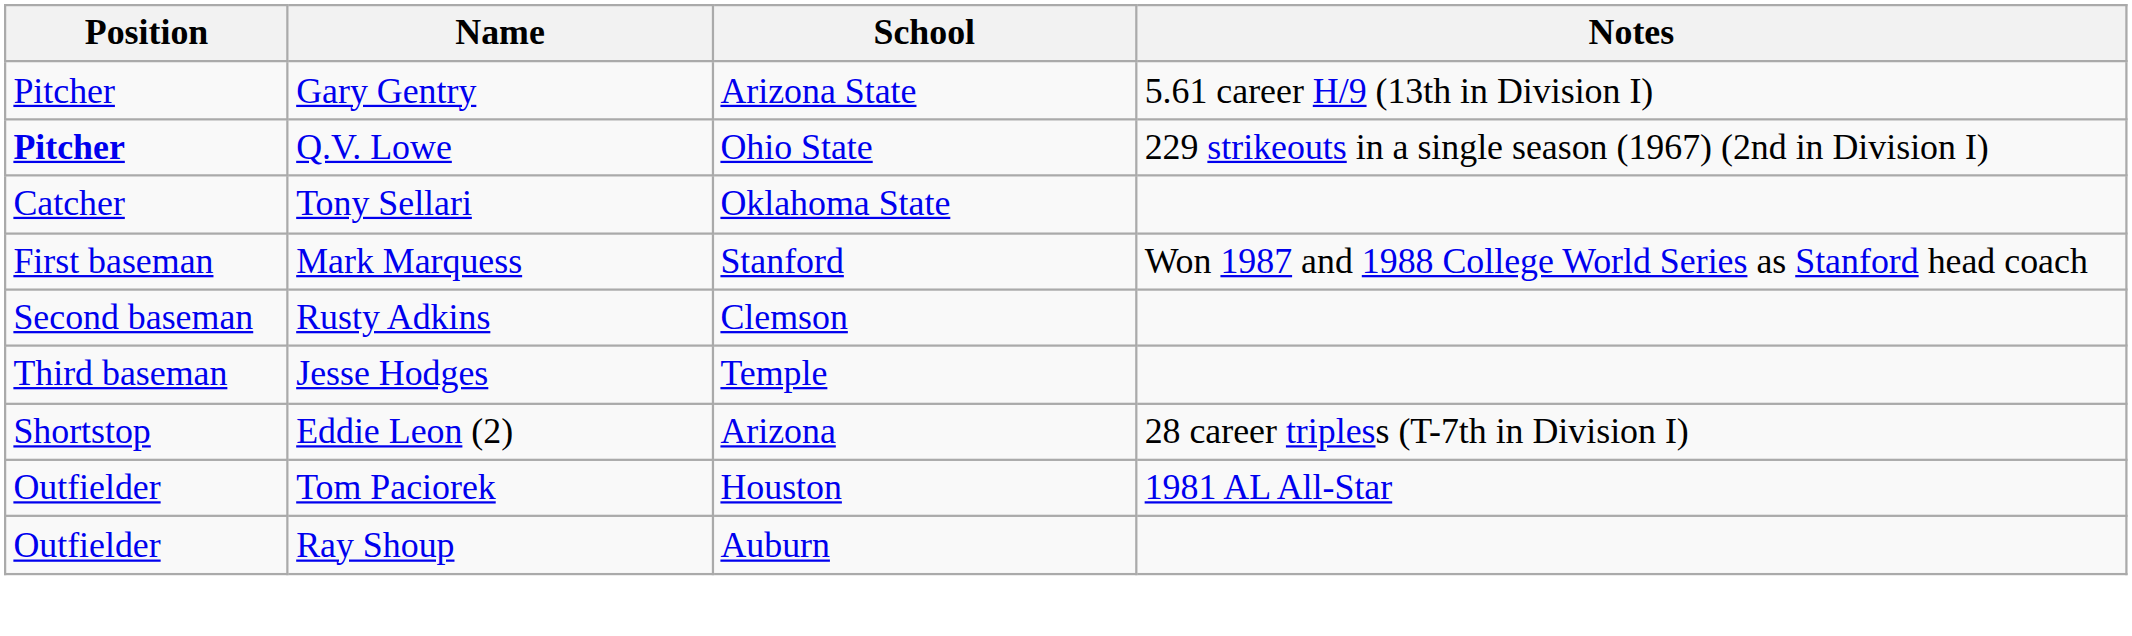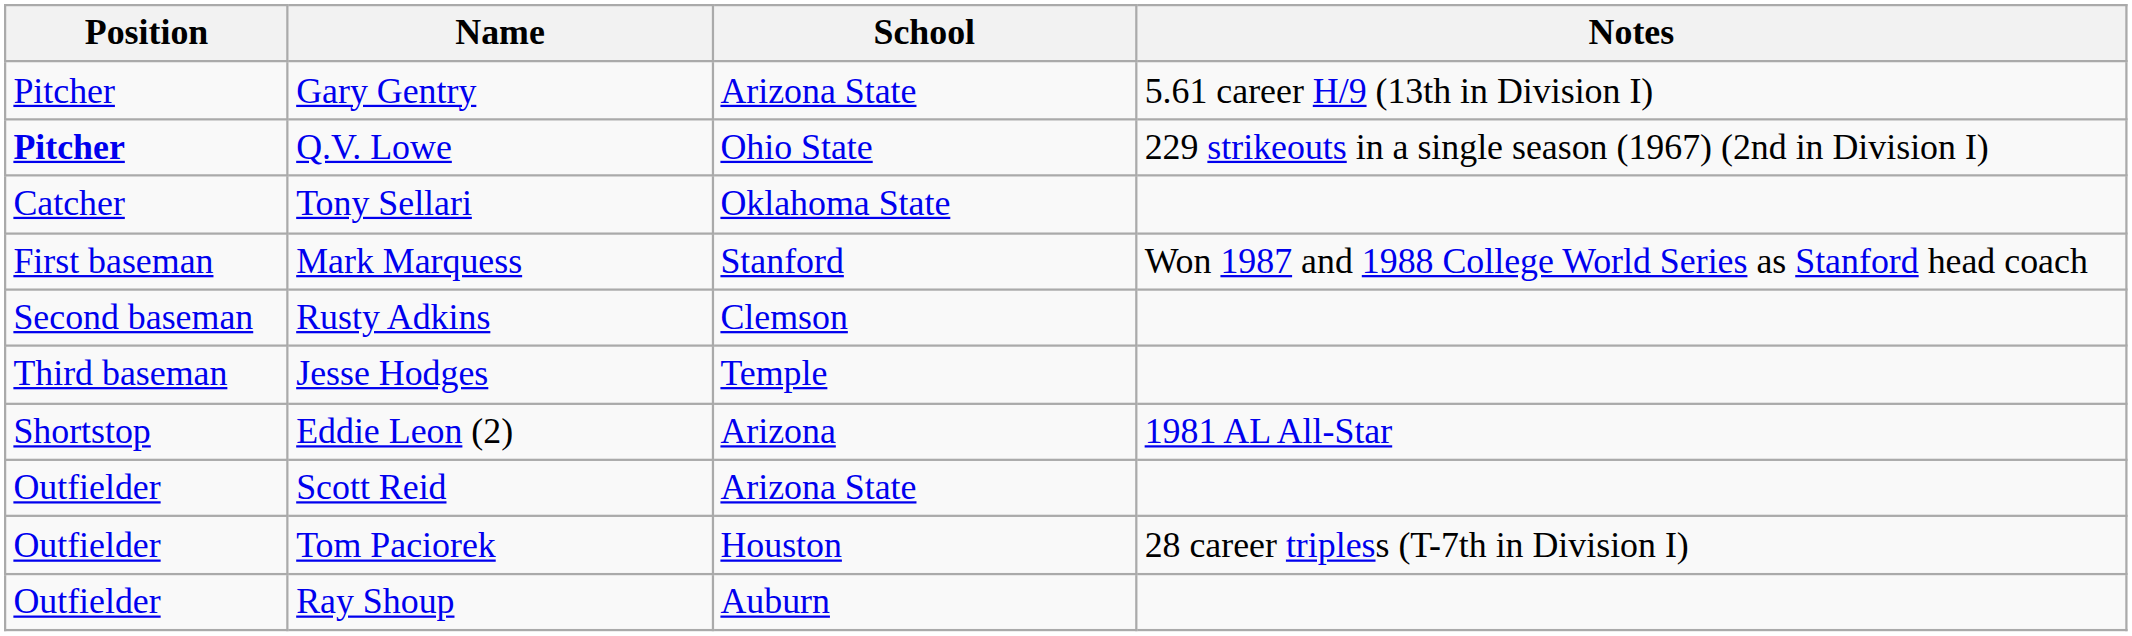(1417, 430) 28 career tripless (T-7th in Division I) -> (1268, 430) 1981 AL All-Star
+ row: (371, 487)
(1268, 487) 1981 AL All-Star -> (1417, 544) 28 career tripless (T-7th in Division I)
